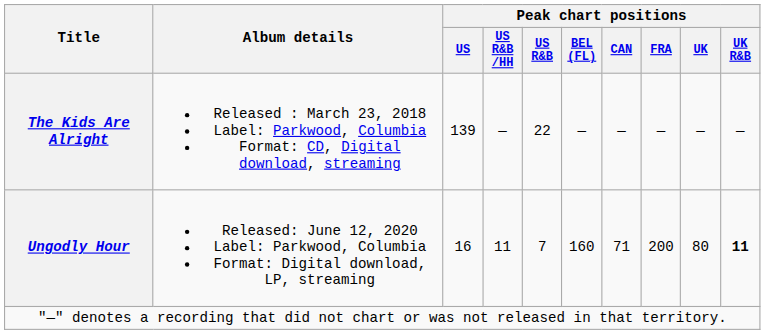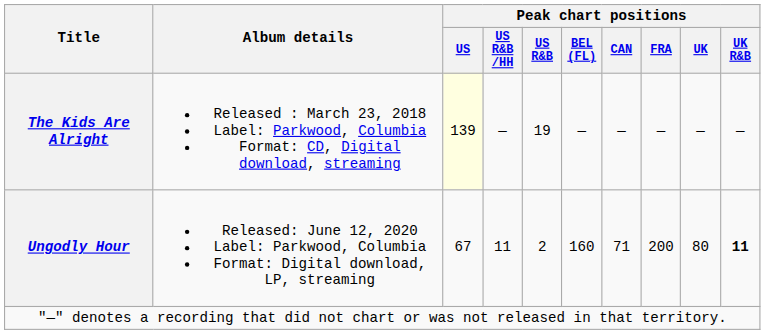(463, 131) no background -> (463, 131) lightyellow background
(542, 131) 22 -> (542, 131) 19
(463, 248) 16 -> (463, 248) 67
(542, 248) 7 -> (542, 248) 2
